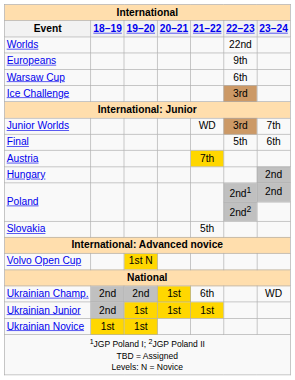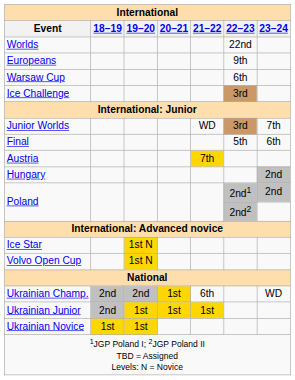- row: (26, 229)
+ row: (24, 245)
